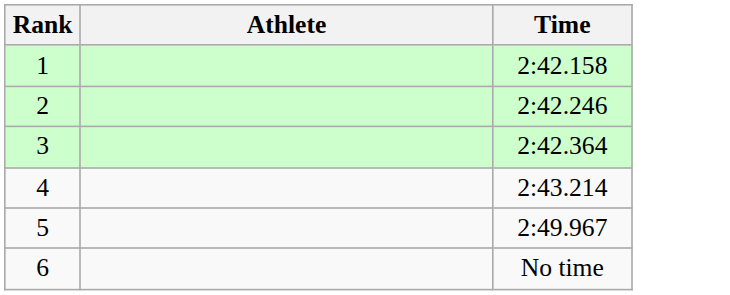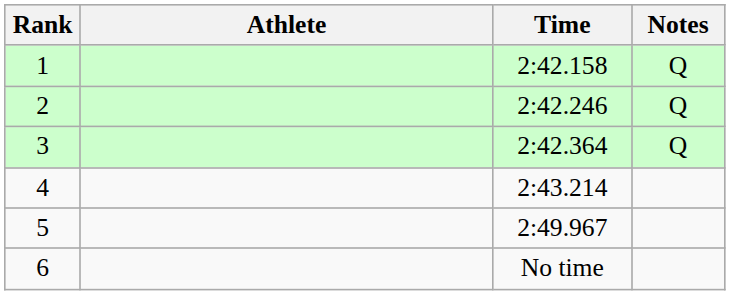+ column: (678, 24)
